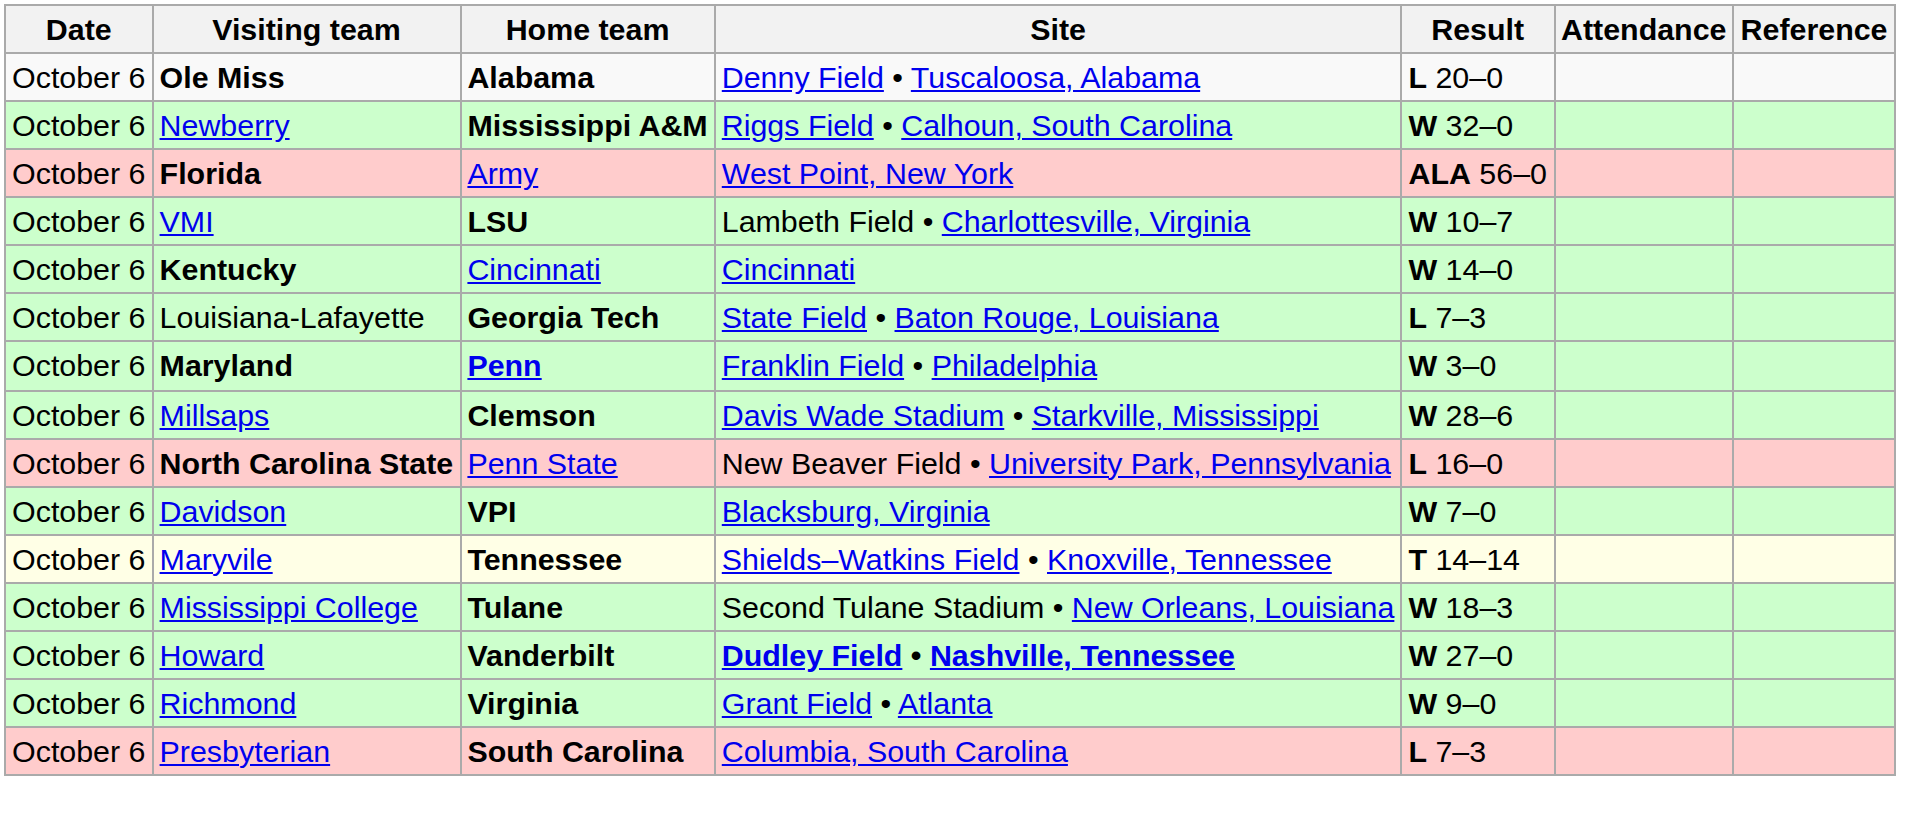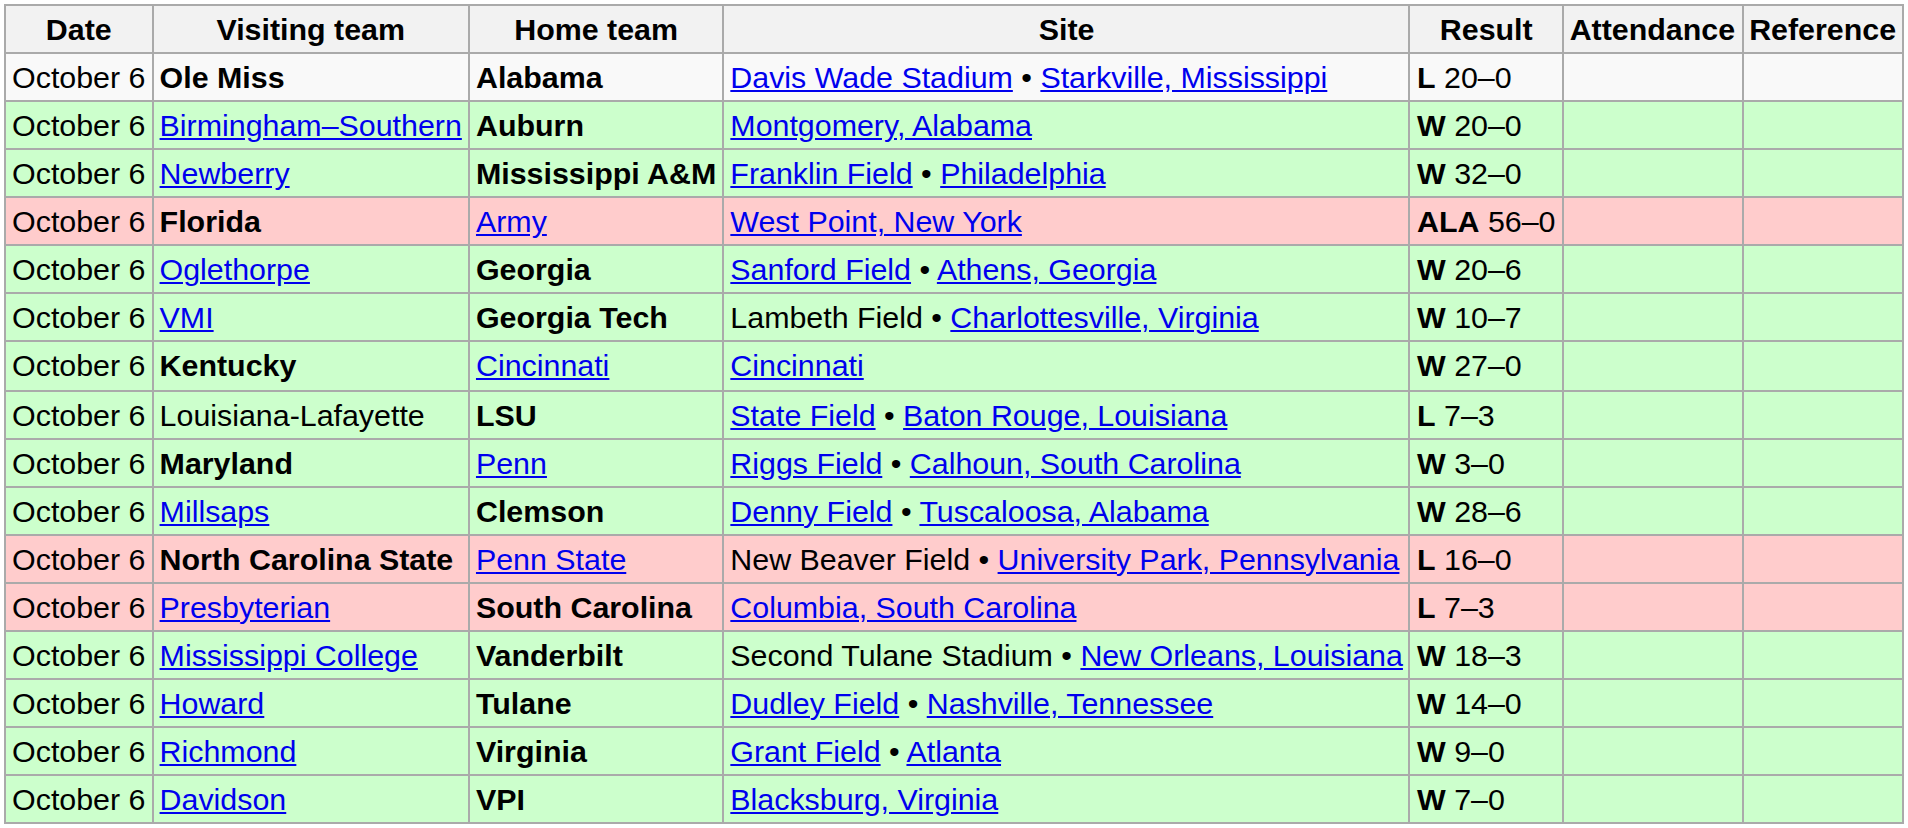(961, 77) Denny Field • Tuscaloosa, Alabama -> (1029, 77) Davis Wade Stadium • Starkville, Mississippi
+ row: (311, 126)
(977, 126) Riggs Field • Calhoun, South Carolina -> (918, 174) Franklin Field • Philadelphia
+ row: (235, 270)
(498, 222) LSU -> (572, 318) Georgia Tech
(1461, 270) W 14–0 -> (1469, 366) W 27–0
(563, 318) Georgia Tech -> (506, 414) LSU
(505, 366) bold -> (511, 462) normal
(909, 366) Franklin Field • Philadelphia -> (986, 462) Riggs Field • Calhoun, South Carolina
(1020, 414) Davis Wade Stadium • Starkville, Mississippi -> (970, 510) Denny Field • Tuscaloosa, Alabama
rows swapped: (245, 751) <-> (223, 510)
- row: (216, 559)
(515, 607) Tulane -> (549, 655) Vanderbilt
(541, 655) Vanderbilt -> (524, 703) Tulane
(978, 655) bold -> (972, 703) normal
(1461, 655) W 27–0 -> (1469, 703) W 14–0
